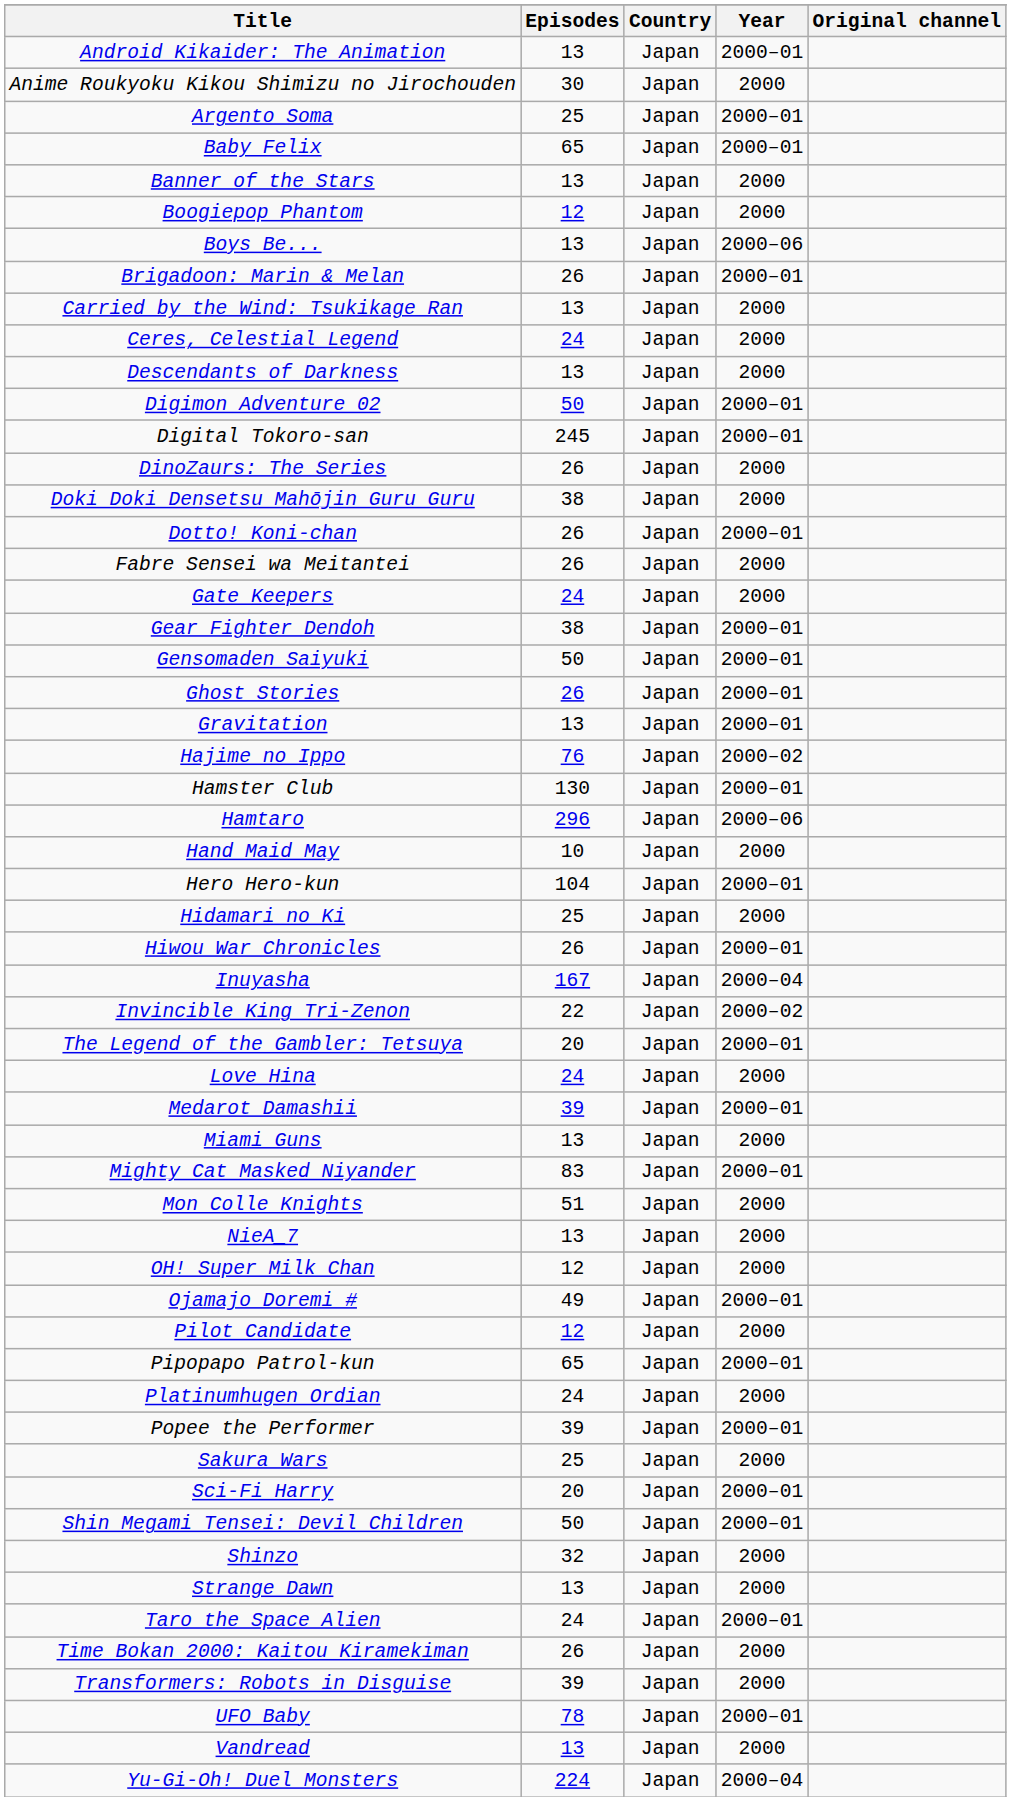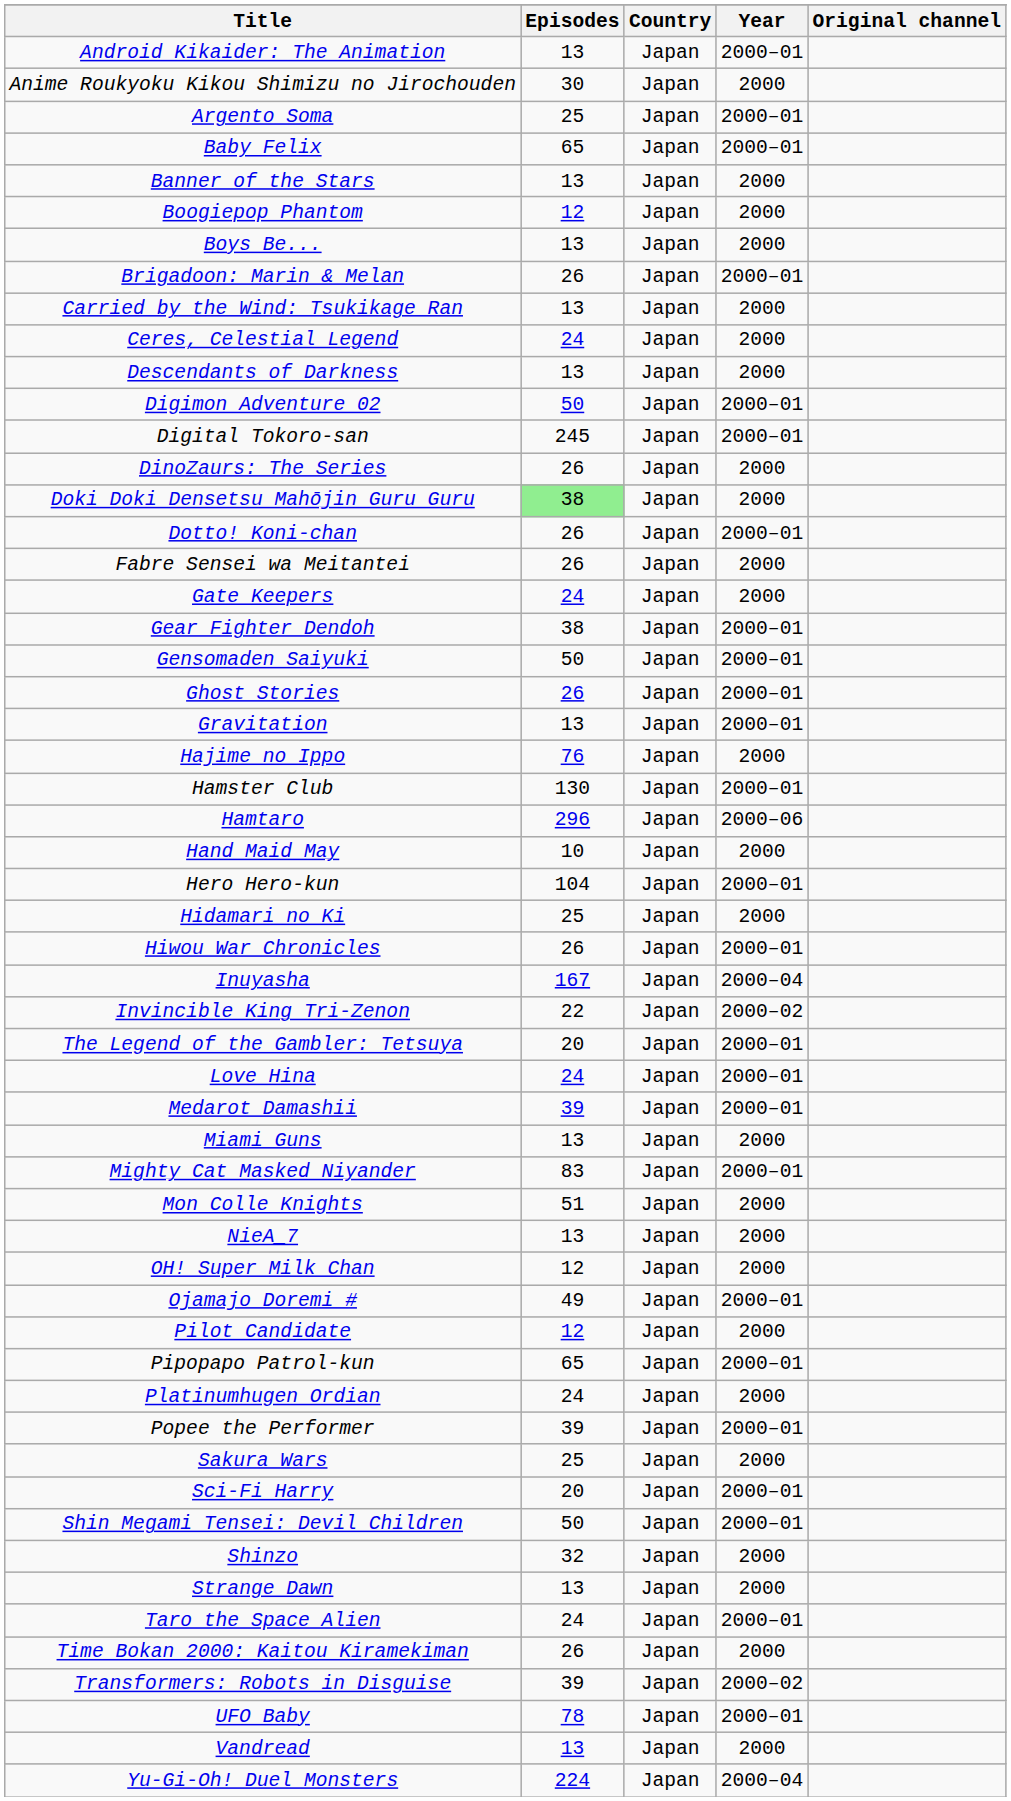(762, 245) 2000–06 -> (762, 245) 2000
(572, 501) no background -> (572, 501) lightgreen background
(762, 757) 2000–02 -> (762, 757) 2000
(762, 1077) 2000 -> (762, 1077) 2000–01
(762, 1684) 2000 -> (762, 1684) 2000–02
